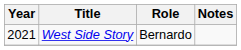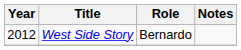(22, 34) 2021 -> (22, 34) 2012
